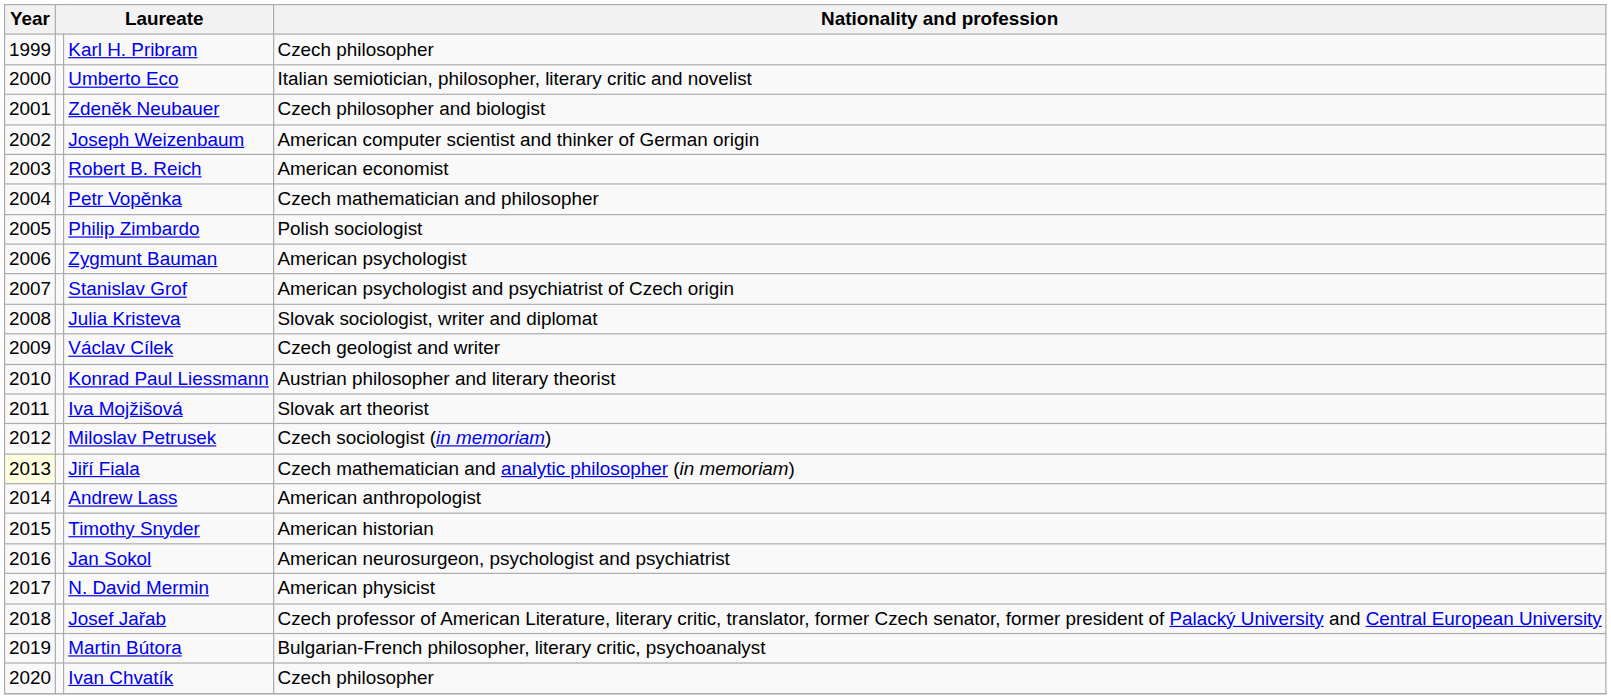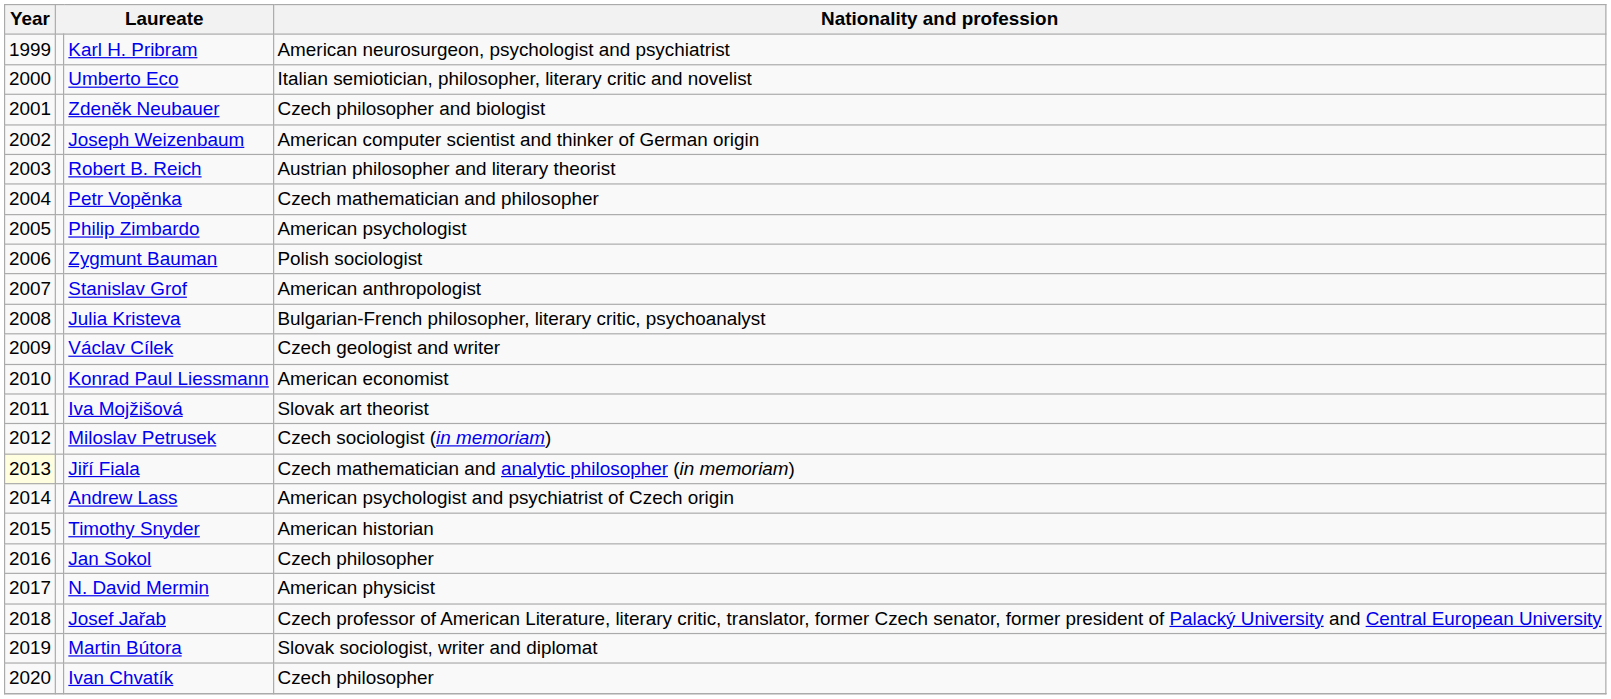(356, 49) Czech philosopher -> (504, 49) American neurosurgeon, psychologist and psychiatrist
(363, 169) American economist -> (446, 169) Austrian philosopher and literary theorist
(350, 229) Polish sociologist -> (372, 229) American psychologist
(372, 259) American psychologist -> (350, 259) Polish sociologist
(506, 288) American psychologist and psychiatrist of Czech origin -> (379, 288) American anthropologist
(438, 318) Slovak sociologist, writer and diplomat -> (522, 318) Bulgarian-French philosopher, literary critic, psychoanalyst
(446, 378) Austrian philosopher and literary theorist -> (363, 378) American economist
(379, 498) American anthropologist -> (506, 498) American psychologist and psychiatrist of Czech origin
(504, 558) American neurosurgeon, psychologist and psychiatrist -> (356, 558) Czech philosopher
(522, 648) Bulgarian-French philosopher, literary critic, psychoanalyst -> (438, 648) Slovak sociologist, writer and diplomat
